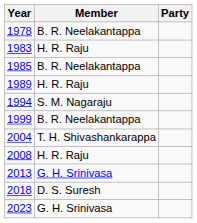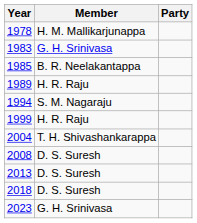(89, 31) B. R. Neelakantappa -> (91, 31) H. M. Mallikarjunappa
(63, 48) H. R. Raju -> (75, 48) G. H. Srinivasa
(89, 119) B. R. Neelakantappa -> (63, 119) H. R. Raju
(63, 155) H. R. Raju -> (69, 155) D. S. Suresh
(75, 173) G. H. Srinivasa -> (69, 173) D. S. Suresh
